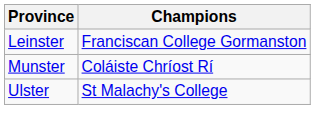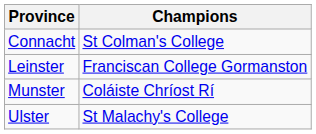+ row: (42, 41)
